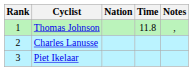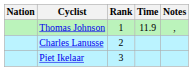columns swapped: (18, 12) <-> (118, 12)
(148, 27) 11.8 -> (148, 27) 11.9
